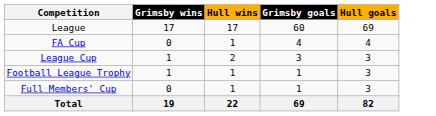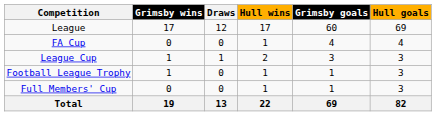+ column: (221, 12)
